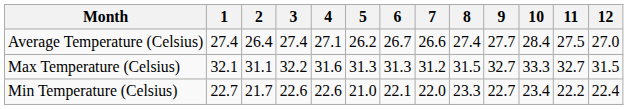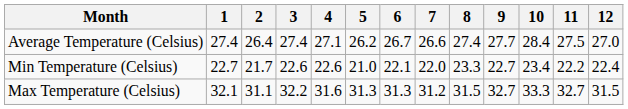rows swapped: (93, 91) <-> (94, 66)
